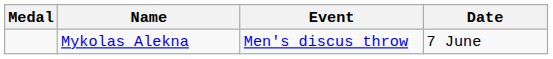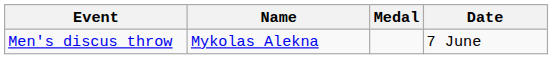columns swapped: (31, 17) <-> (332, 17)
